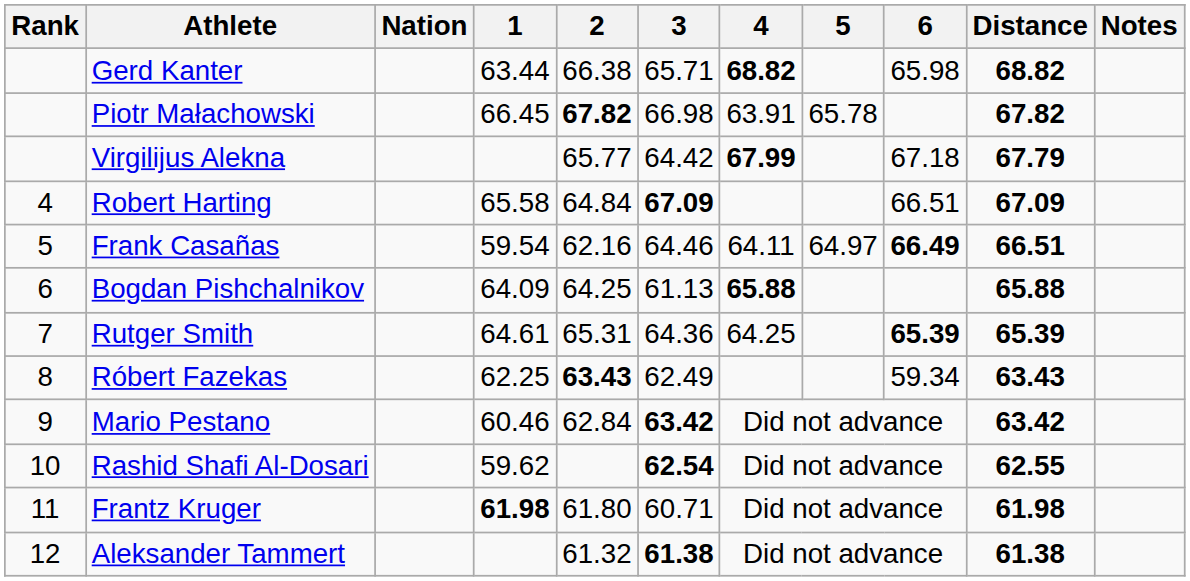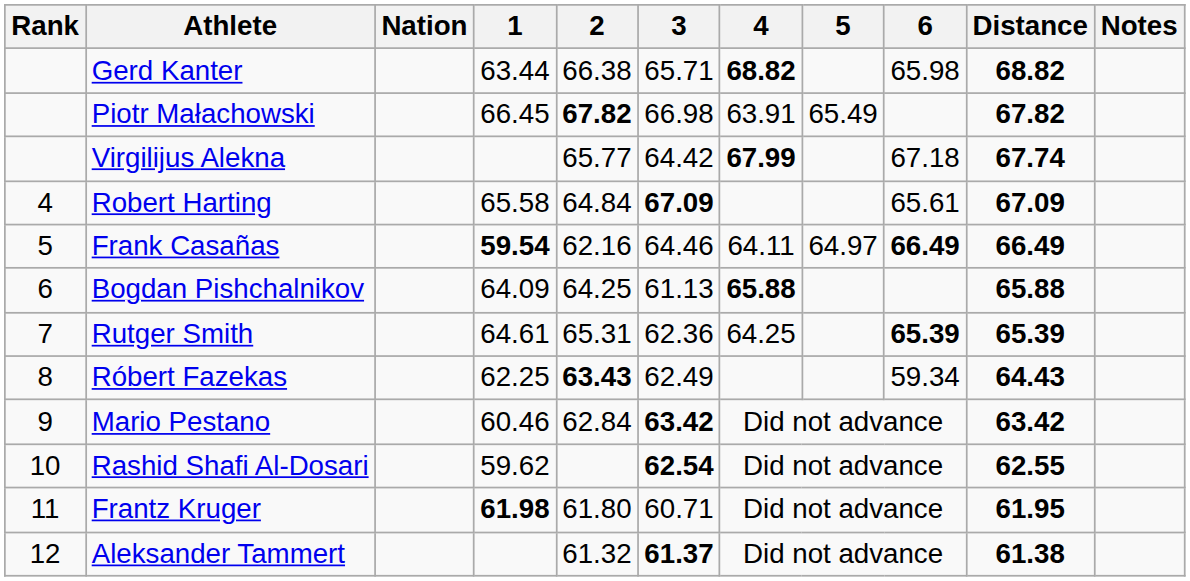(843, 114) 65.78 -> (843, 114) 65.49
(1030, 158) 67.79 -> (1030, 158) 67.74
(925, 202) 66.51 -> (925, 202) 65.61
(515, 245) normal -> (515, 245) bold
(1030, 245) 66.51 -> (1030, 245) 66.49
(679, 333) 64.36 -> (679, 333) 62.36
(1030, 377) 63.43 -> (1030, 377) 64.43
(1030, 509) 61.98 -> (1030, 509) 61.95
(679, 553) 61.38 -> (679, 553) 61.37
